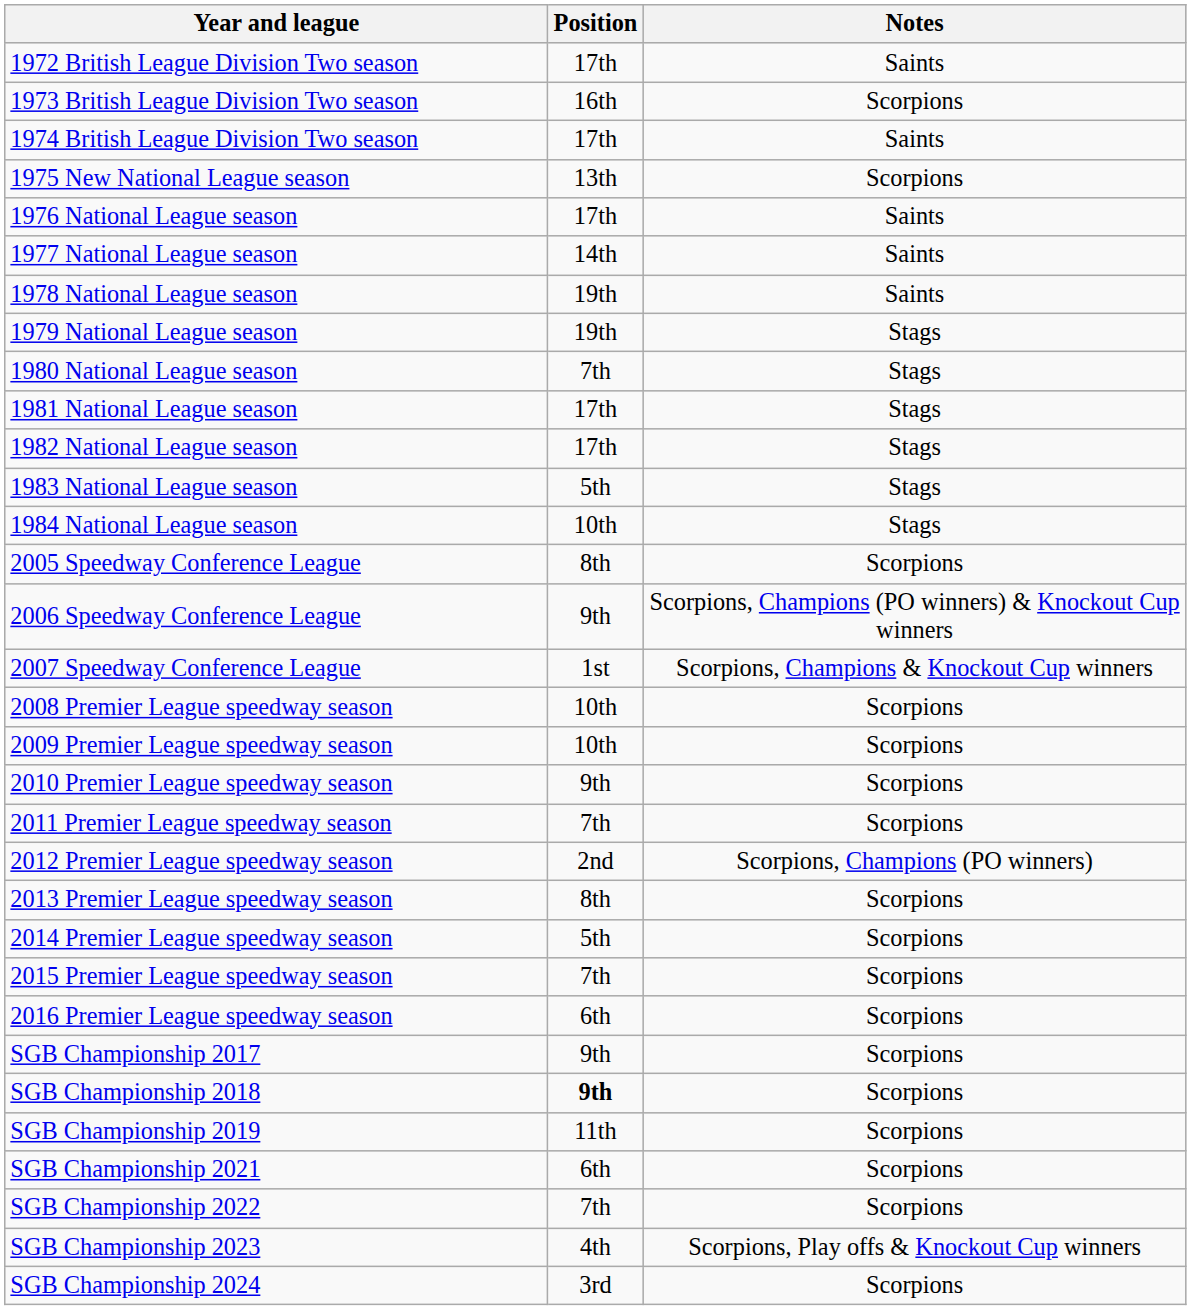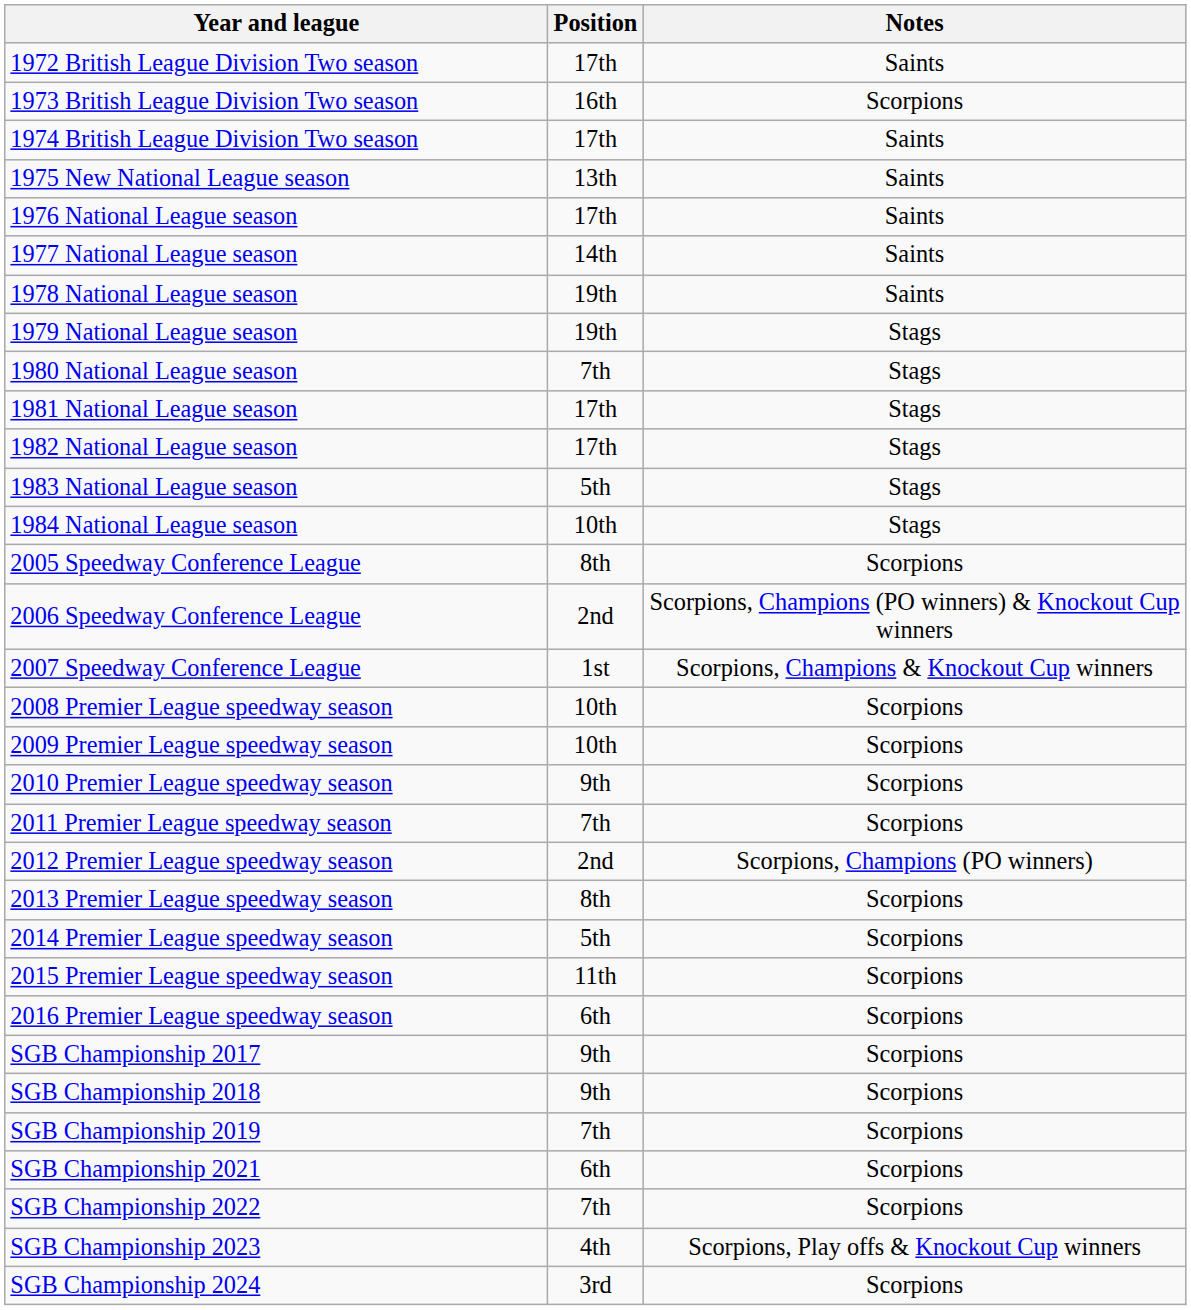(915, 178) Scorpions -> (915, 178) Saints
(595, 616) 9th -> (595, 616) 2nd
(595, 976) 7th -> (595, 976) 11th
(595, 1092) bold -> (595, 1092) normal
(595, 1131) 11th -> (595, 1131) 7th
